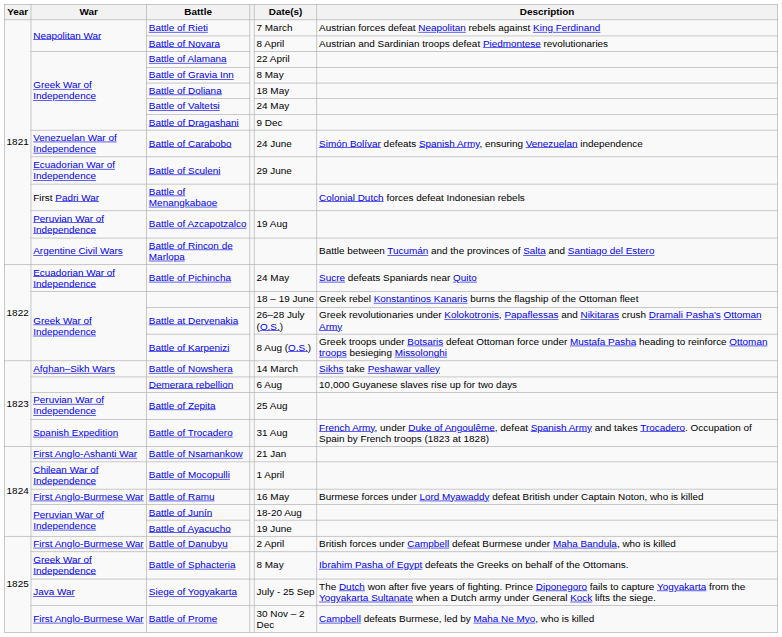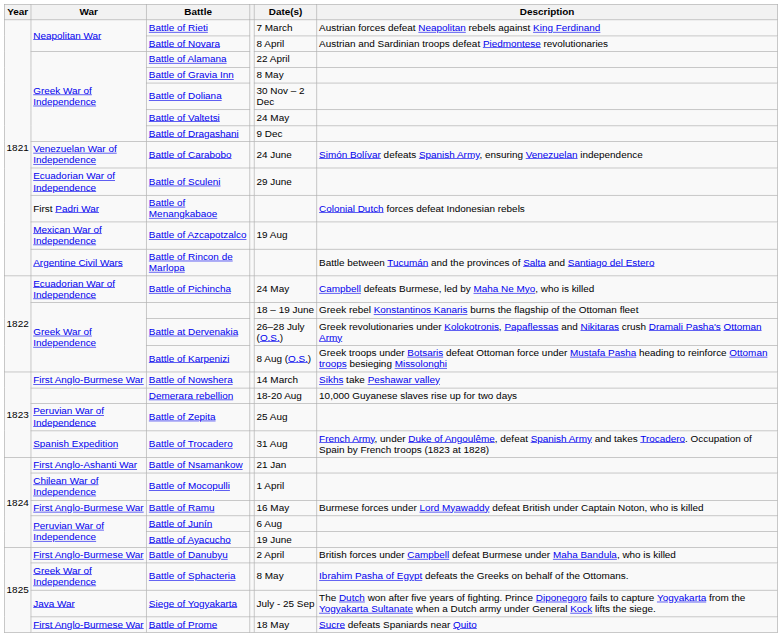(273, 91) 18 May -> (281, 96) 30 Nov – 2 Dec
(69, 224) Peruvian War of Independence -> (68, 235) Mexican War of Independence
(398, 278) Sucre defeats Spaniards near Quito -> (457, 289) Campbell defeats Burmese, led by Maha Ne Myo, who is killed
(74, 369) Afghan–Sikh Wars -> (88, 380) First Anglo-Burmese War
(269, 384) 6 Aug -> (279, 395) 18-20 Aug
(279, 512) 18-20 Aug -> (269, 523) 6 Aug
(281, 619) 30 Nov – 2 Dec -> (273, 624) 18 May
(457, 619) Campbell defeats Burmese, led by Maha Ne Myo, who is killed -> (398, 624) Sucre defeats Spaniards near Quito
